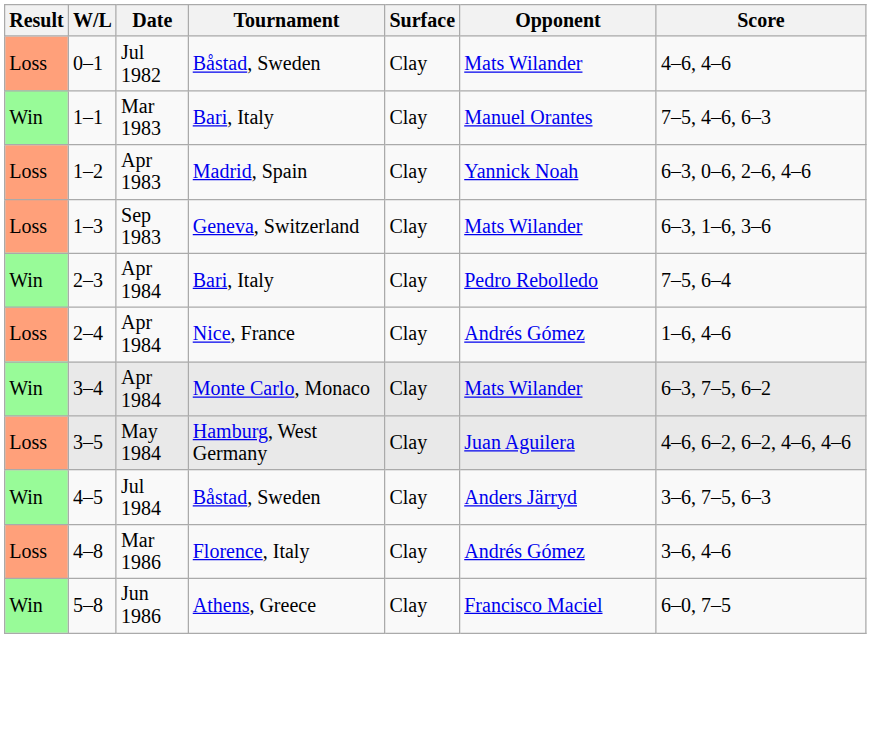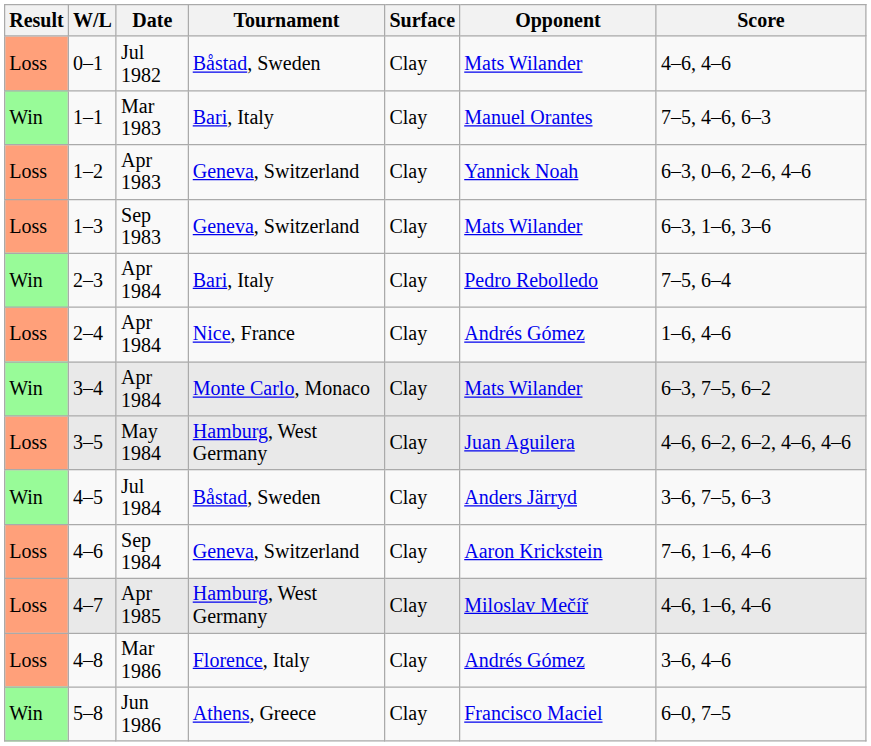(250, 171) Madrid, Spain -> (276, 171) Geneva, Switzerland
+ row: (88, 551)
+ row: (88, 605)
